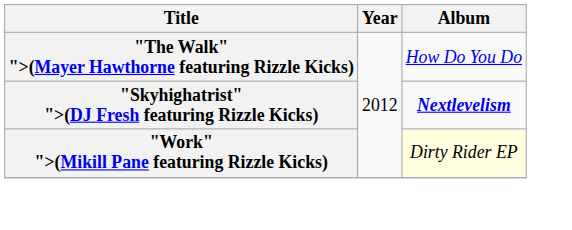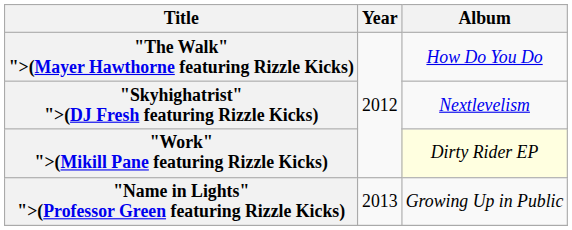(464, 104) bold -> (485, 104) normal
+ row: (181, 201)
